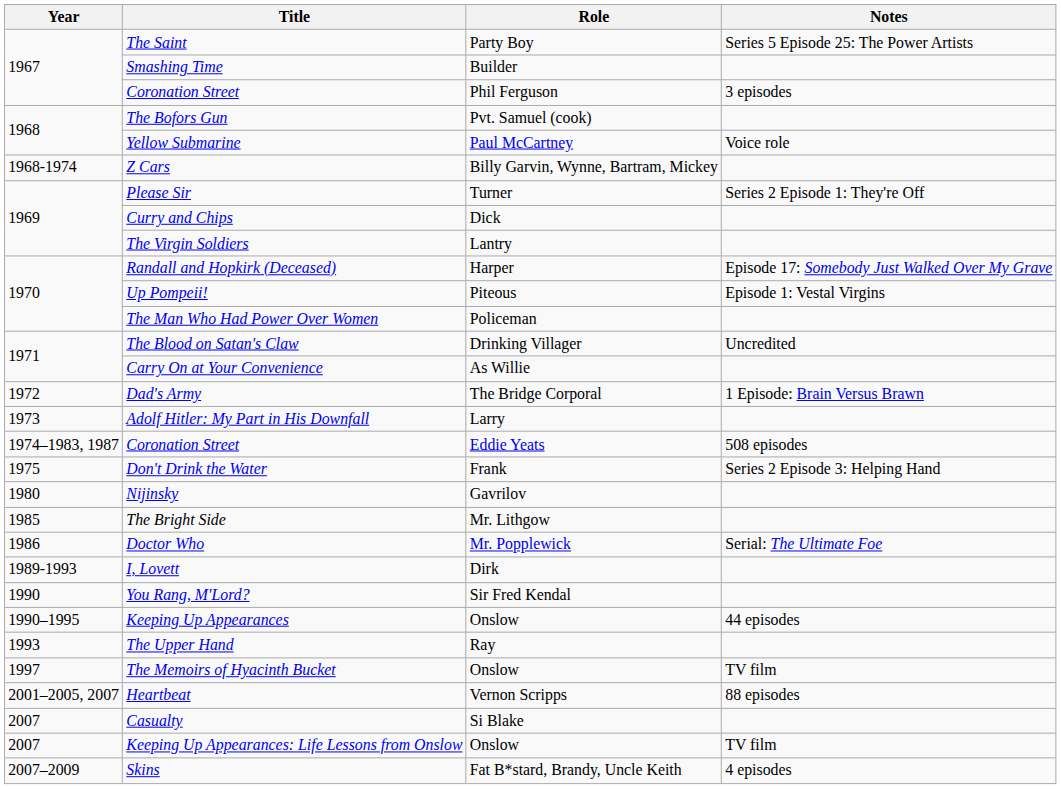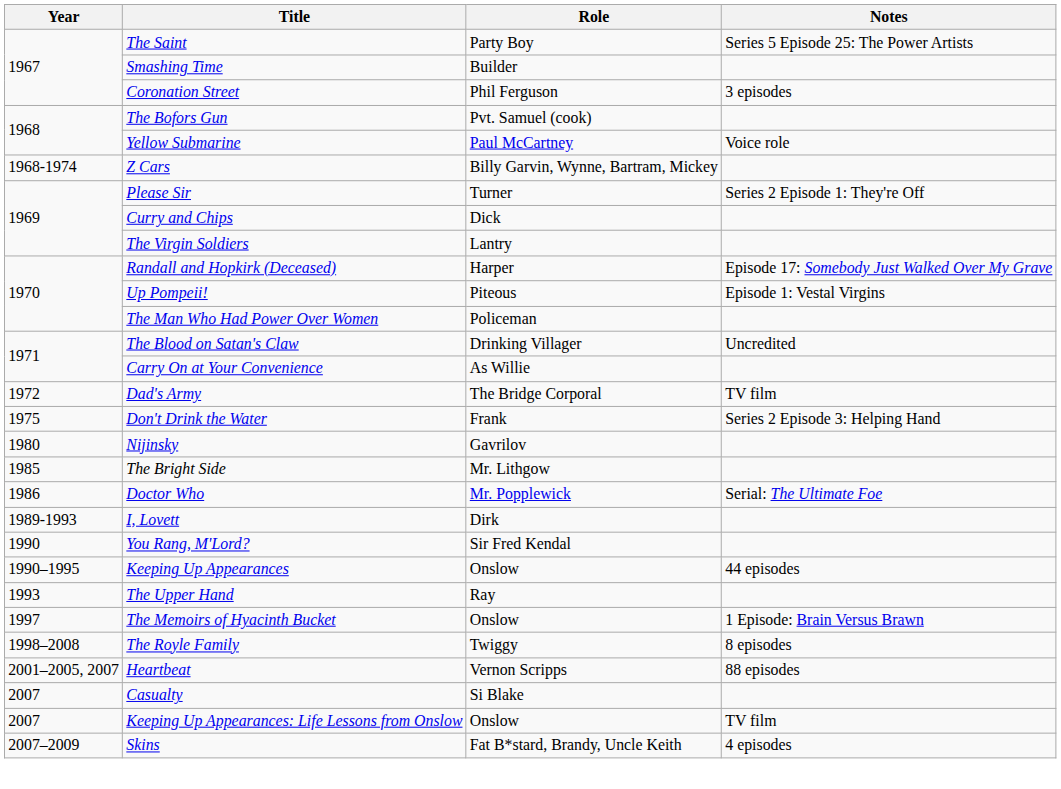(825, 393) 1 Episode: Brain Versus Brawn -> (751, 393) TV film
- row: (248, 419)
- row: (183, 444)
(751, 670) TV film -> (825, 619) 1 Episode: Brain Versus Brawn
+ row: (183, 645)
